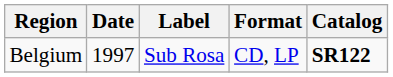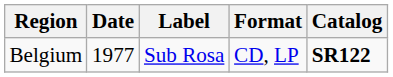(113, 54) 1997 -> (113, 54) 1977
